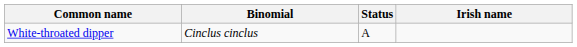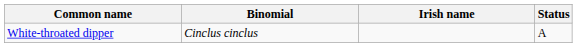columns swapped: (484, 14) <-> (377, 14)
